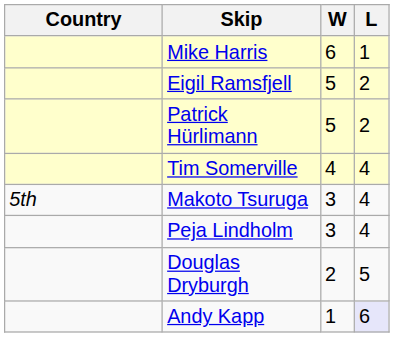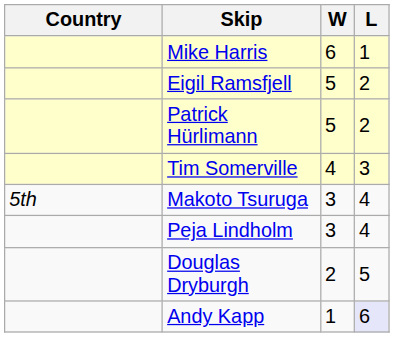(365, 168) 4 -> (365, 168) 3
